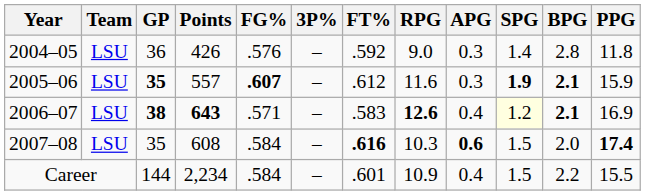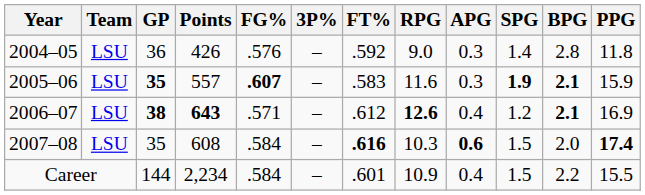(369, 81) .612 -> (369, 81) .583
(369, 112) .583 -> (369, 112) .612
(519, 112) lightyellow background -> (519, 112) no background
